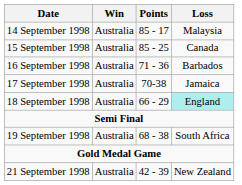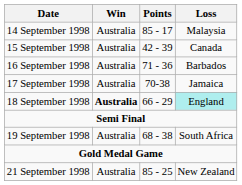(154, 48) 85 - 25 -> (157, 48) 42 - 39
(114, 101) normal -> (116, 101) bold
(154, 171) 42 - 39 -> (157, 171) 85 - 25
